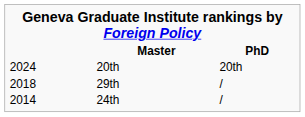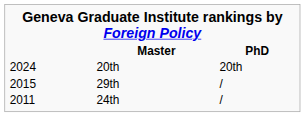(23, 84) 2018 -> (23, 84) 2015
(23, 100) 2014 -> (22, 100) 2011
